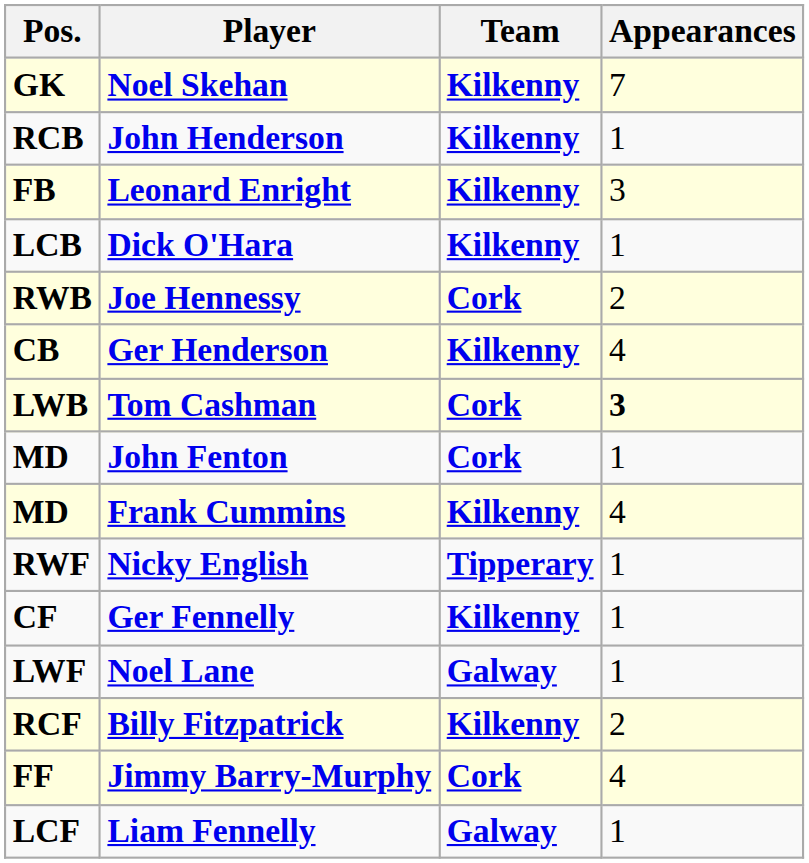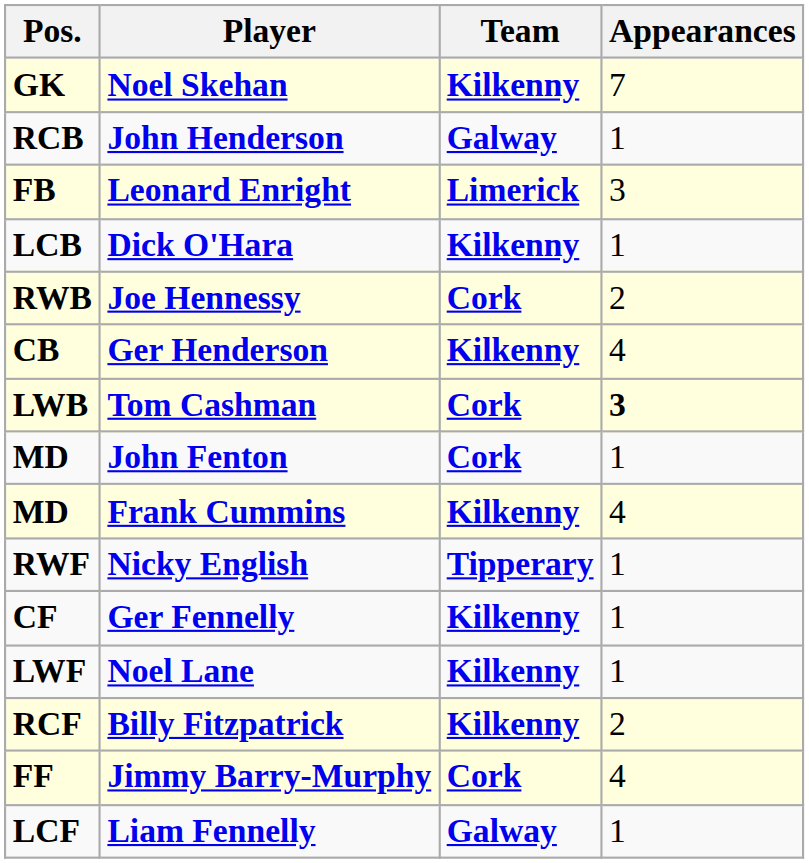(513, 137) Kilkenny -> (502, 137) Galway
(513, 191) Kilkenny -> (513, 191) Limerick
(502, 670) Galway -> (513, 670) Kilkenny
